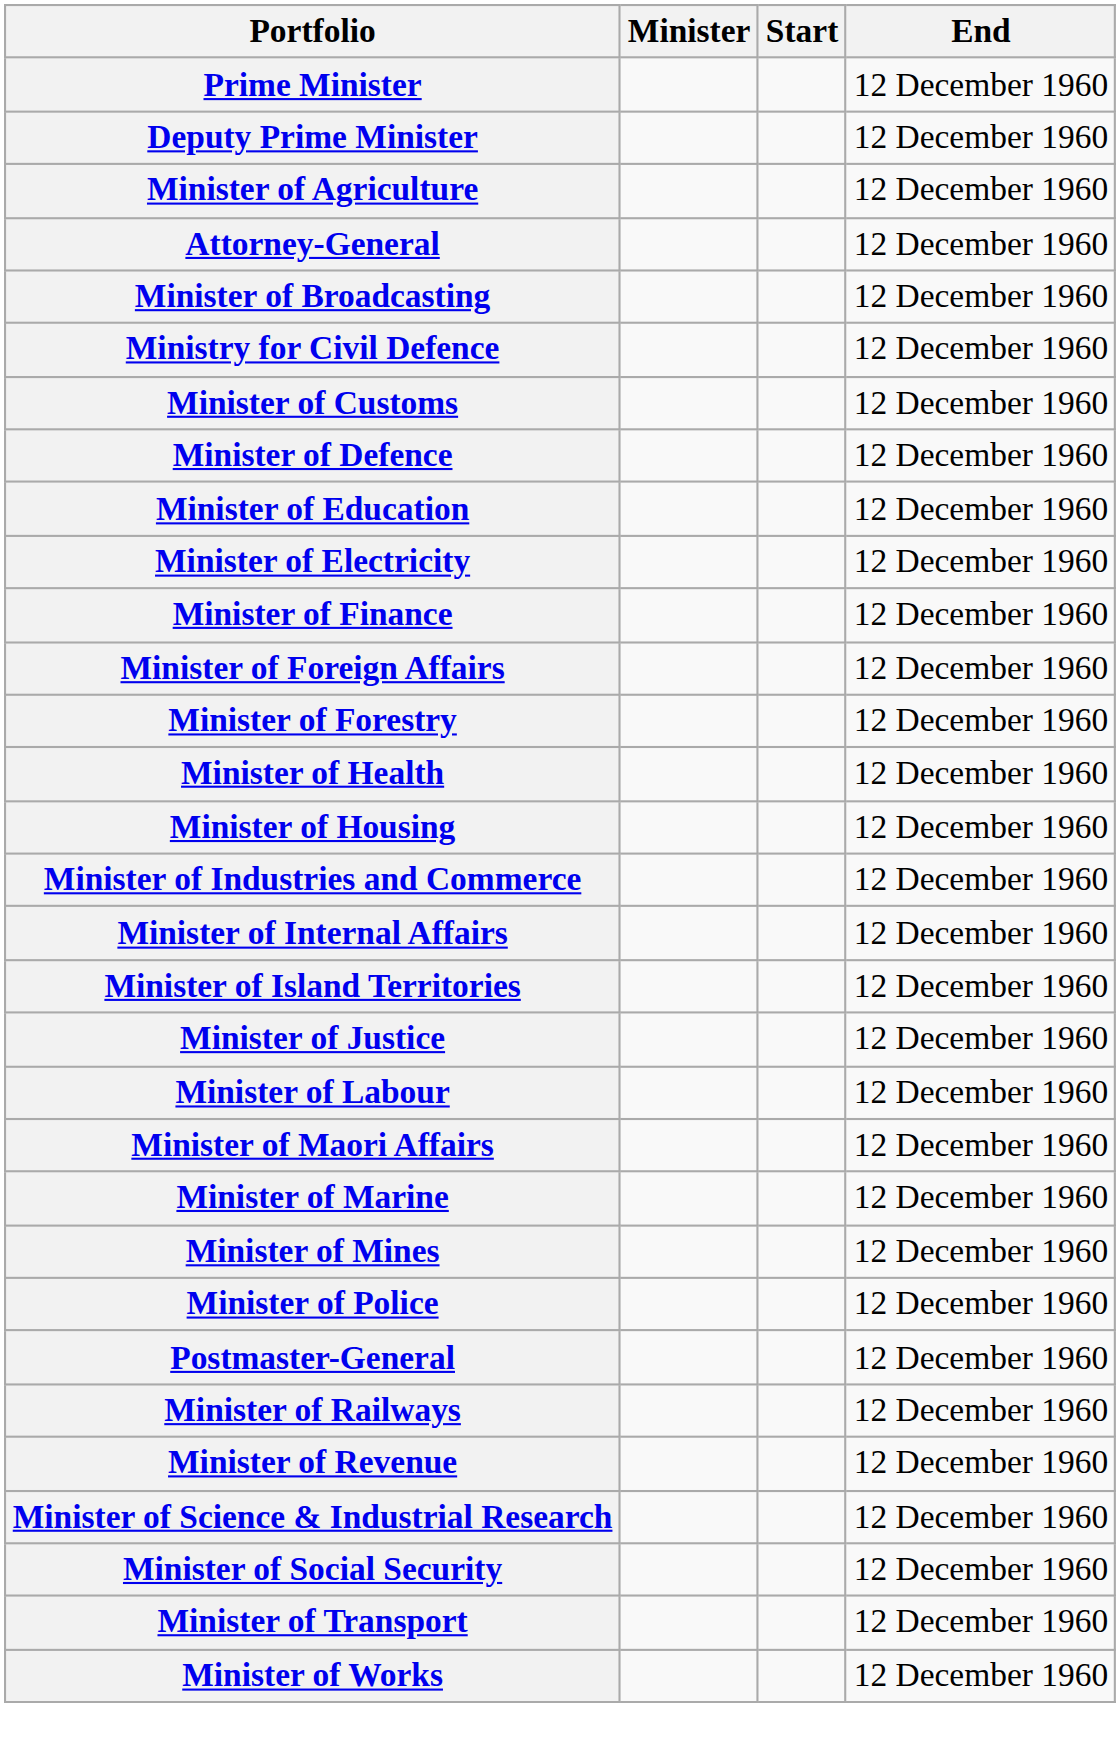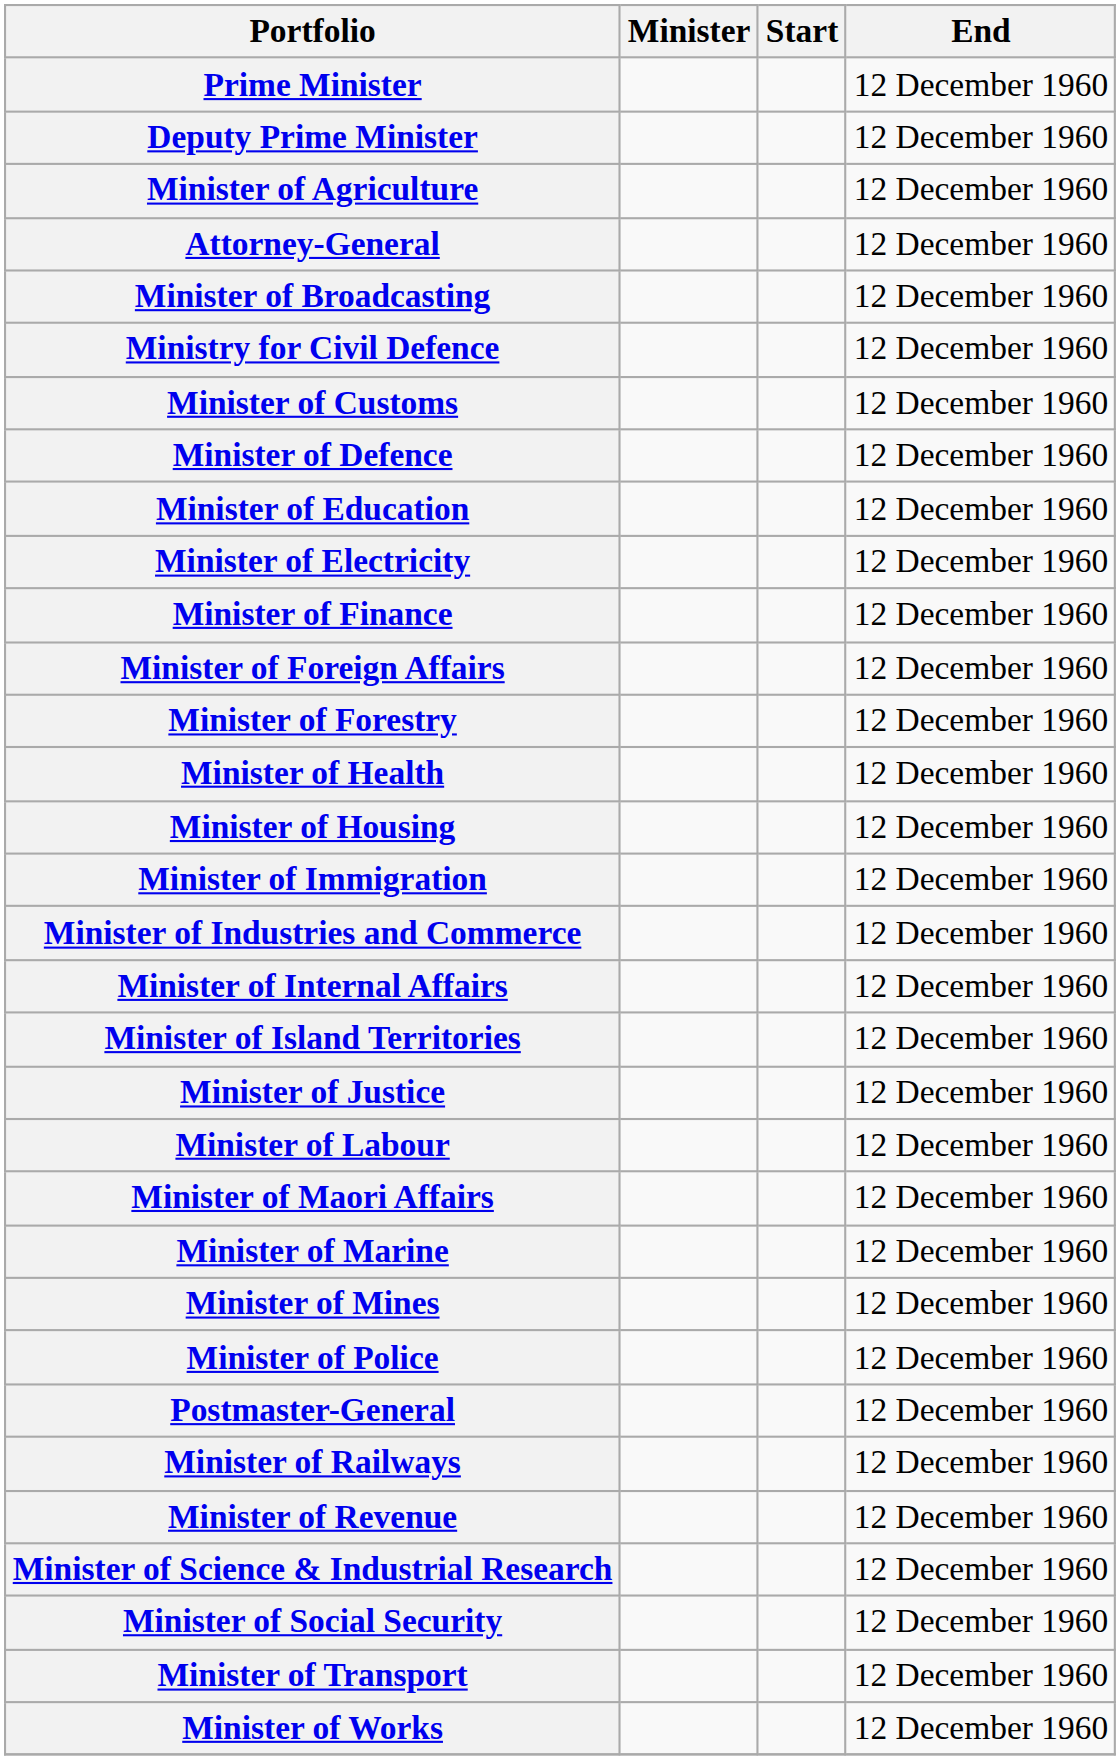+ row: (313, 879)
